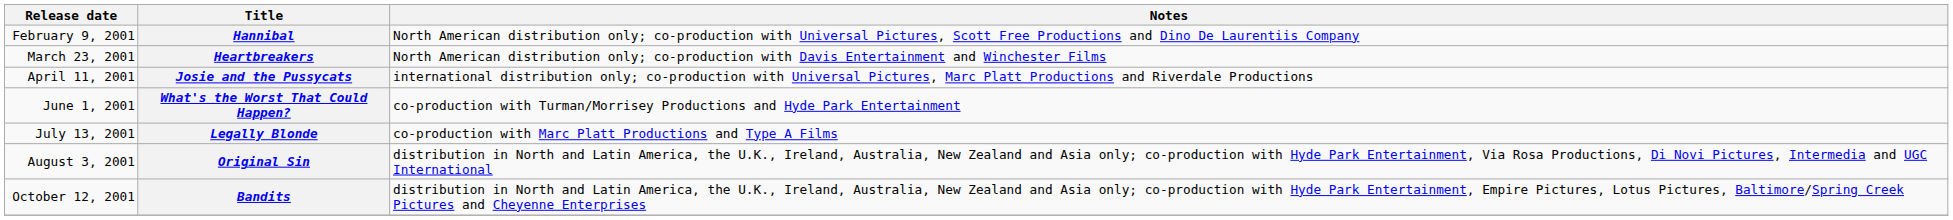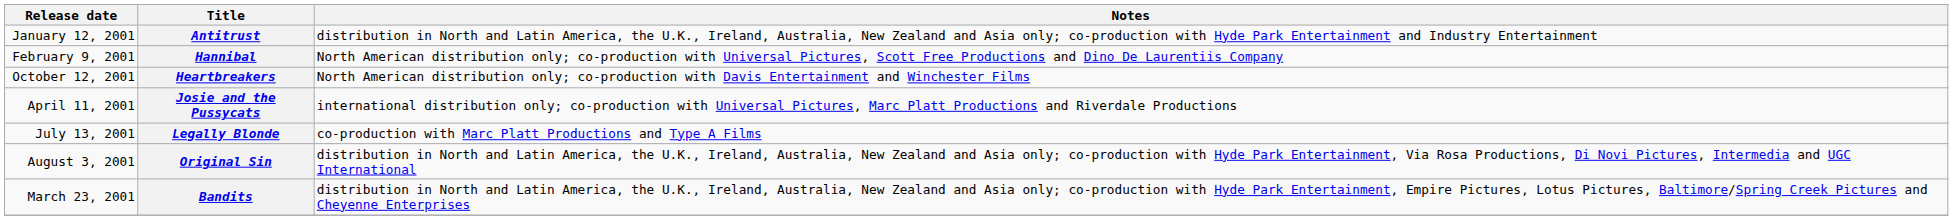+ row: (226, 36)
(81, 56) March 23, 2001 -> (74, 77) October 12, 2001
- row: (264, 105)
(74, 197) October 12, 2001 -> (81, 197) March 23, 2001
